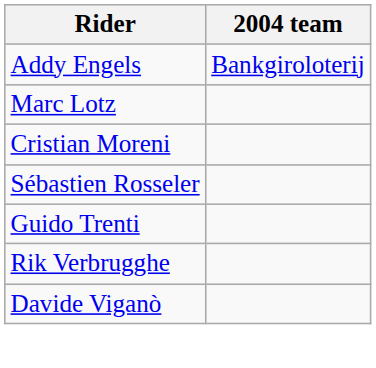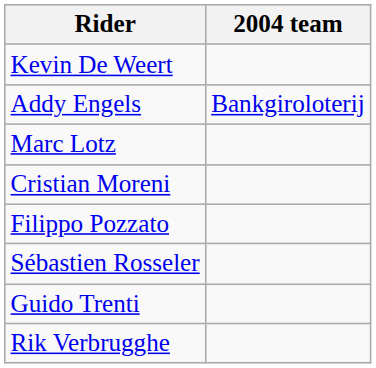+ row: (92, 64)
+ row: (90, 223)
- row: (86, 303)
